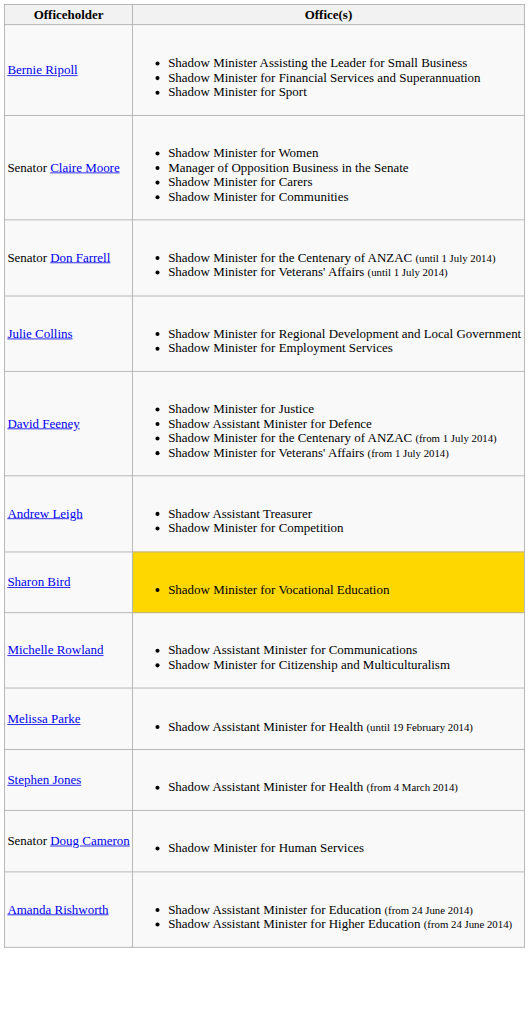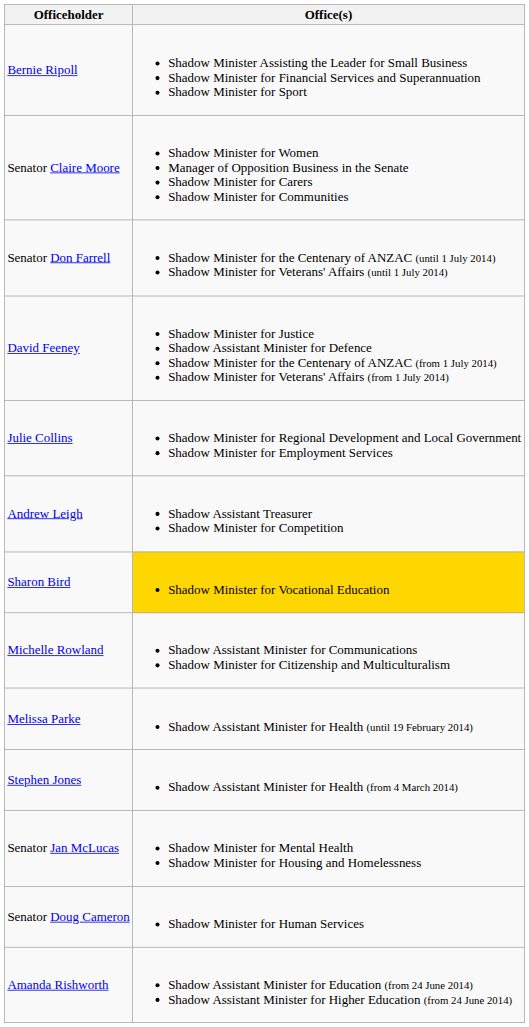rows swapped: (44, 423) <-> (40, 333)
+ row: (63, 848)
